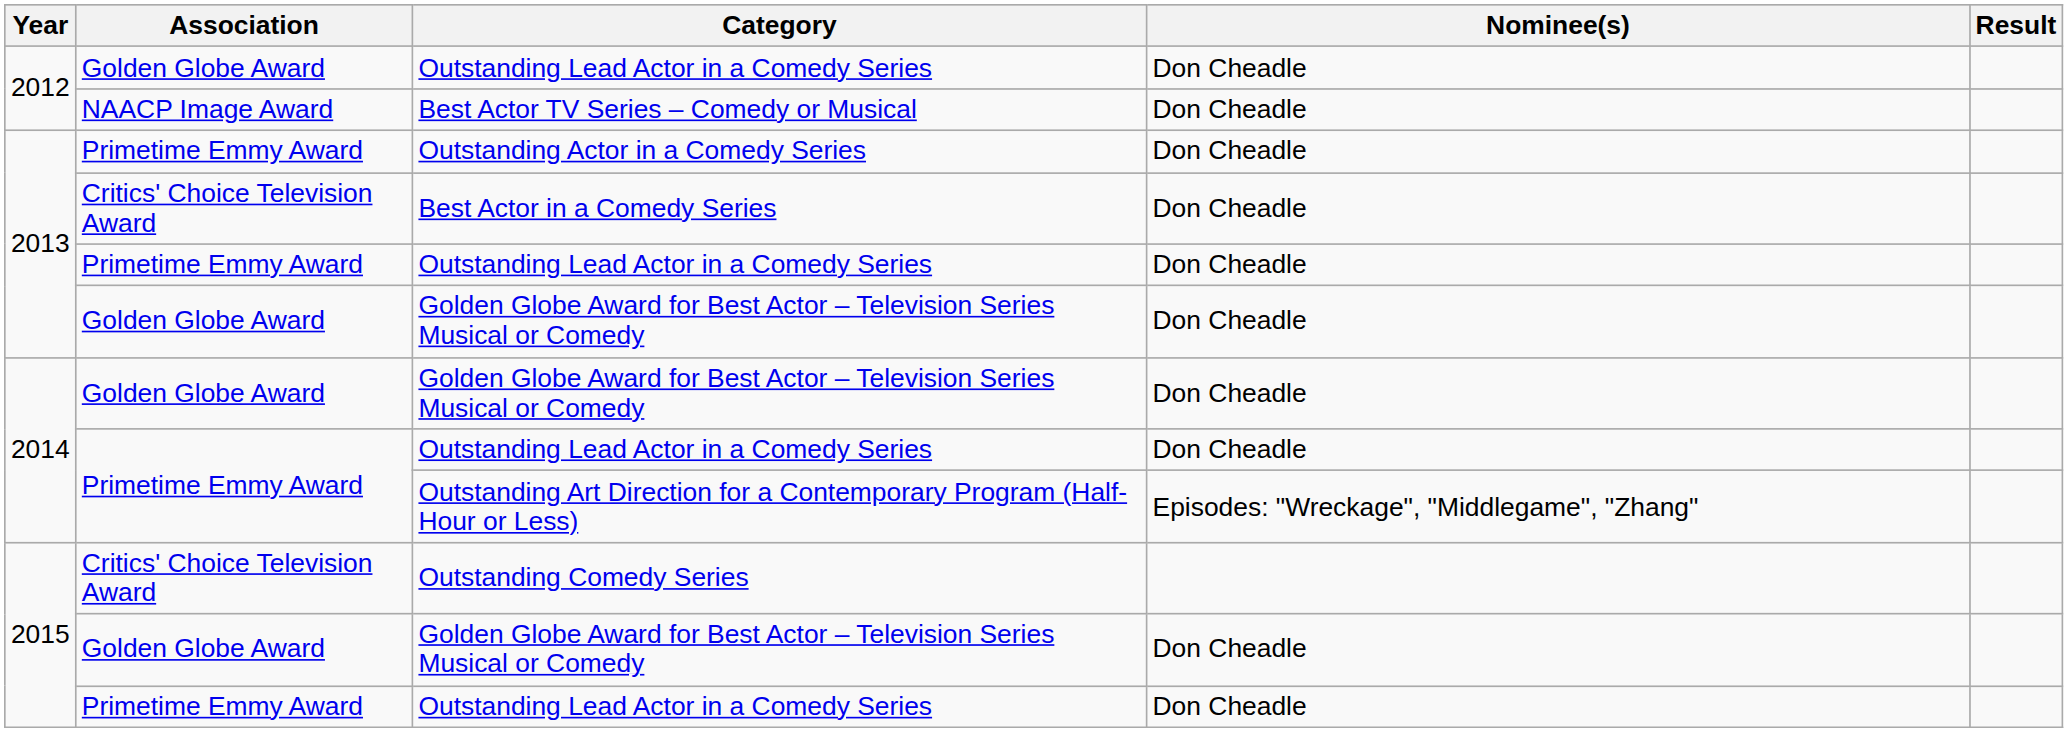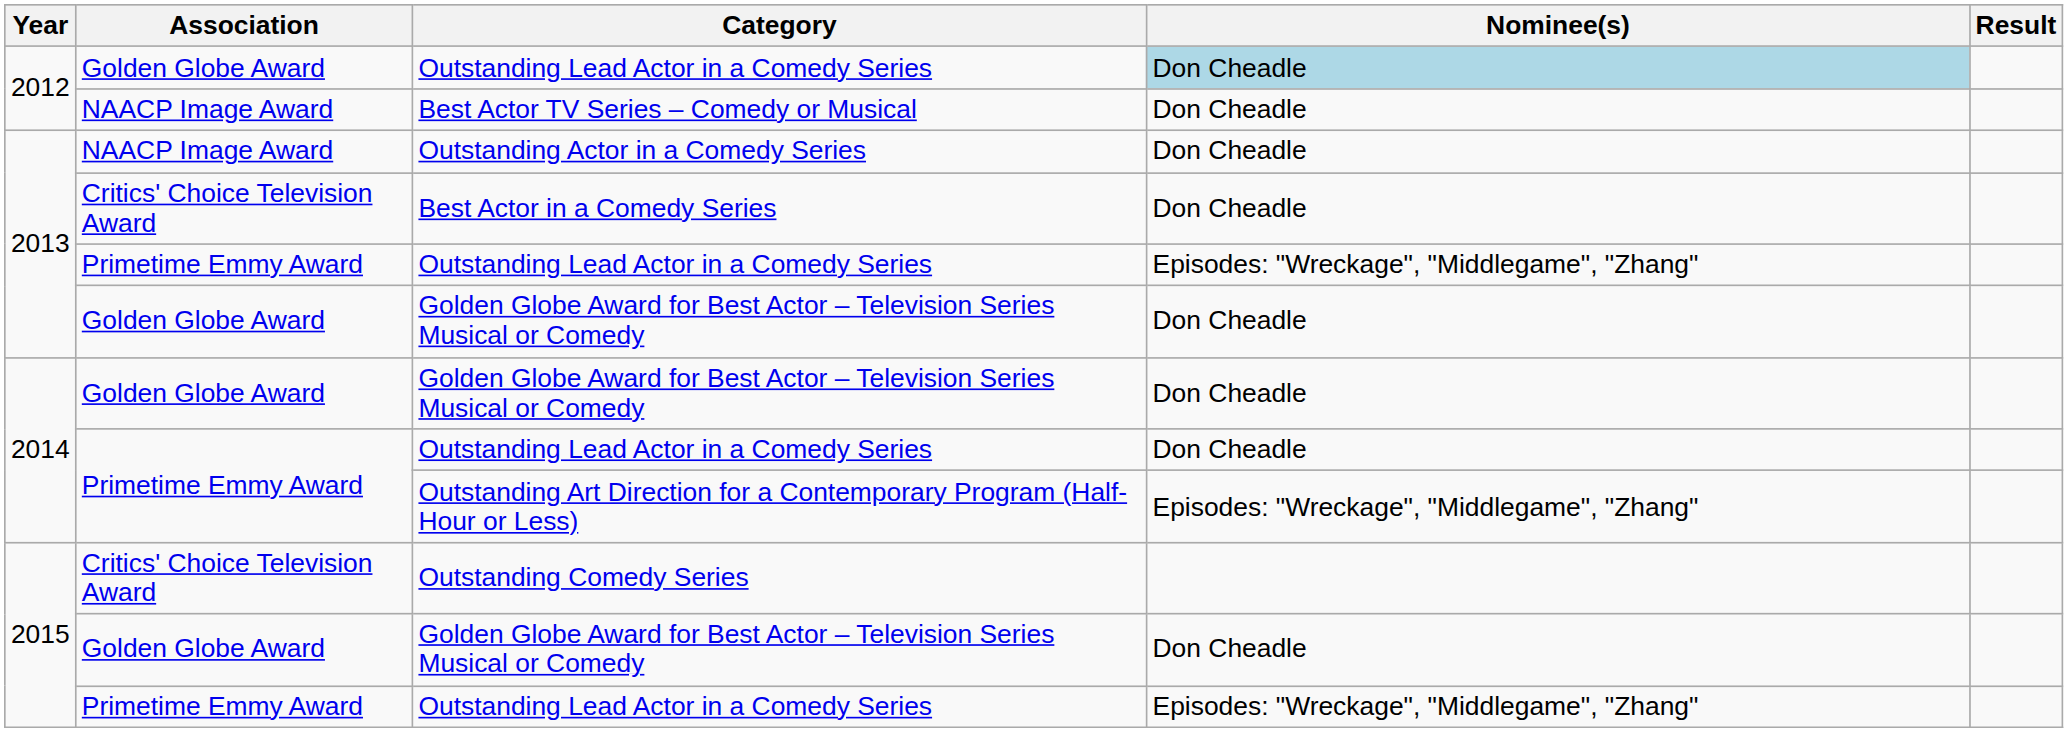(1230, 67) no background -> (1230, 67) lightblue background
(222, 151) Primetime Emmy Award -> (208, 151) NAACP Image Award
(1230, 264) Don Cheadle -> (1425, 264) Episodes: "Wreckage", "Middlegame", "Zhang"
(1230, 706) Don Cheadle -> (1425, 706) Episodes: "Wreckage", "Middlegame", "Zhang"
